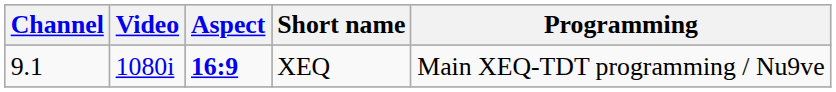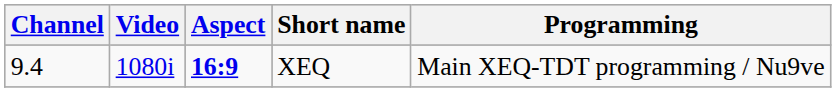(27, 65) 9.1 -> (27, 65) 9.4
